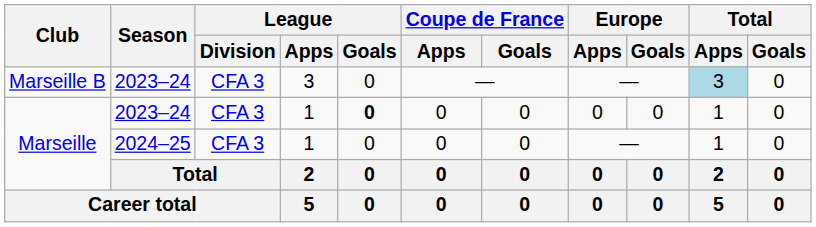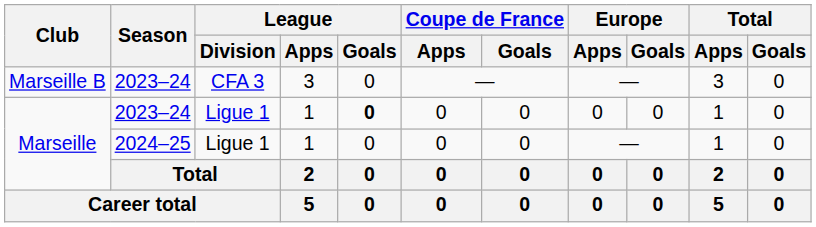(718, 81) lightblue background -> (718, 81) no background
(238, 112) CFA 3 -> (238, 112) Ligue 1
(238, 143) CFA 3 -> (238, 143) Ligue 1
